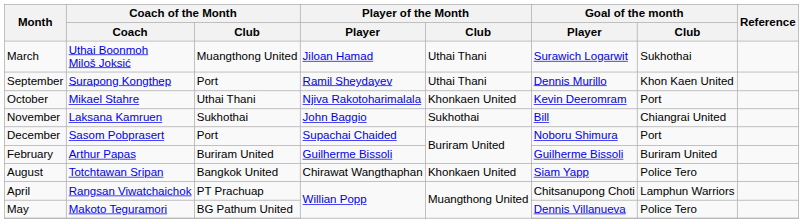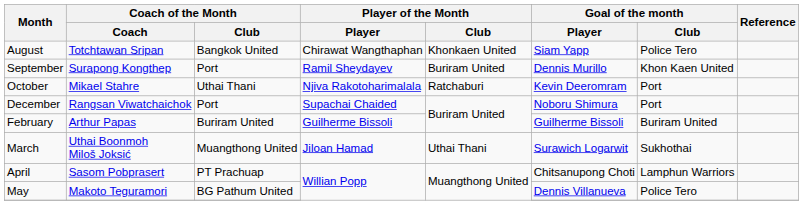rows swapped: (25, 172) <-> (23, 56)
(457, 81) Uthai Thani -> (466, 68) Buriram United
(472, 99) Khonkaen United -> (456, 86) Ratchaburi
- row: (34, 117)
(116, 136) Sasom Pobprasert -> (130, 104) Rangsan Viwatchaichok
(130, 191) Rangsan Viwatchaichok -> (116, 172) Sasom Pobprasert
